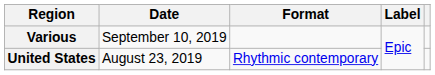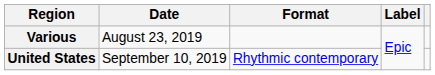(164, 37) September 10, 2019 -> (152, 37) August 23, 2019
(152, 59) August 23, 2019 -> (164, 59) September 10, 2019
